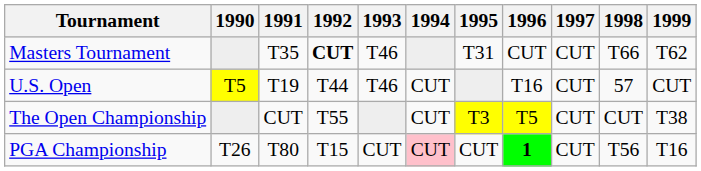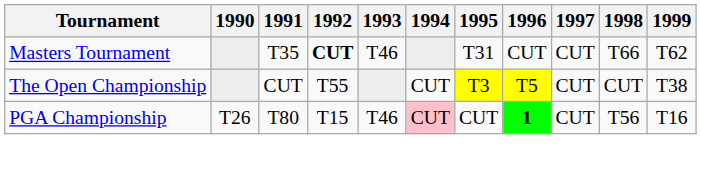- row: (50, 85)
(382, 150) CUT -> (382, 117) T46
